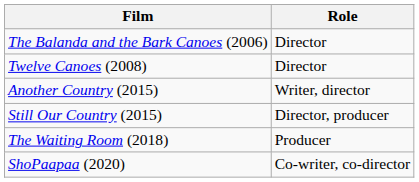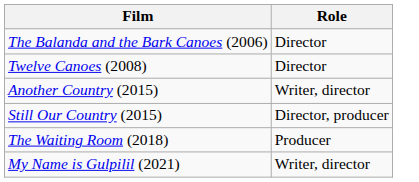- row: (66, 164)
+ row: (94, 164)
